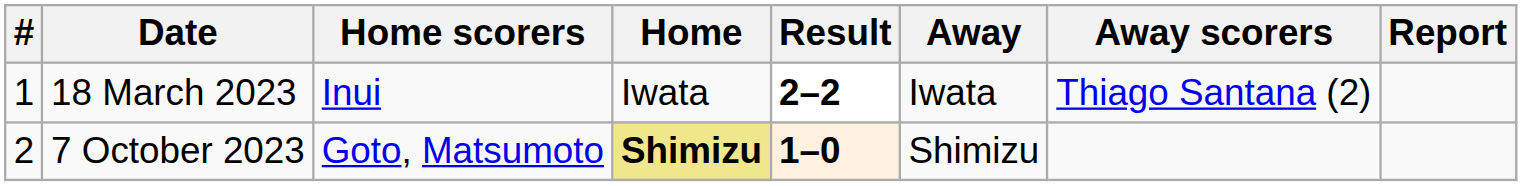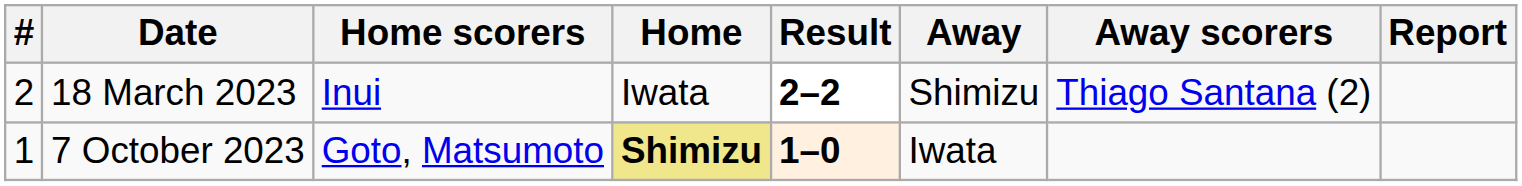(24, 92) 1 -> (24, 92) 2
(952, 92) Iwata -> (974, 92) Shimizu
(24, 150) 2 -> (24, 150) 1
(974, 150) Shimizu -> (952, 150) Iwata
